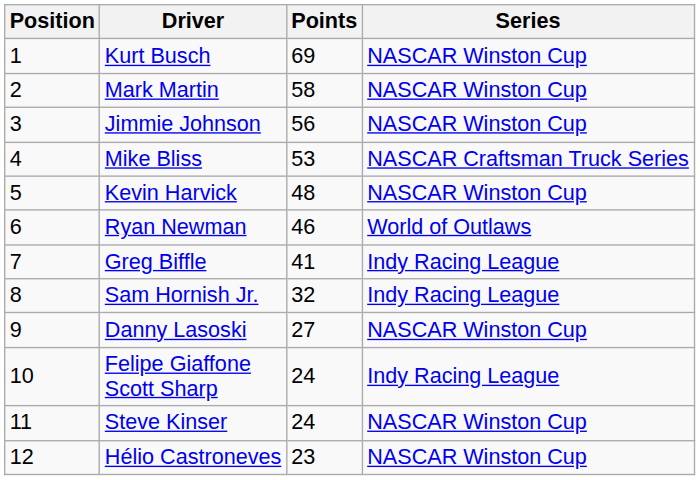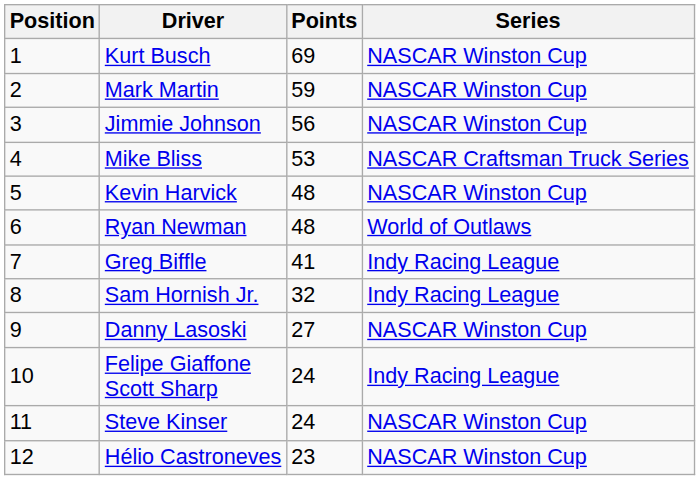(303, 90) 58 -> (303, 90) 59
(303, 227) 46 -> (303, 227) 48
